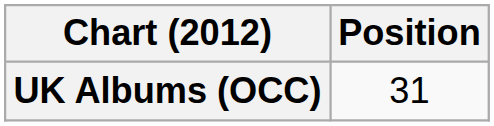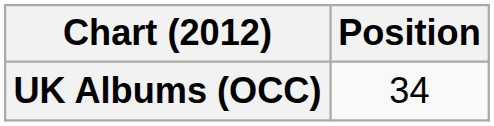(409, 90) 31 -> (409, 90) 34
